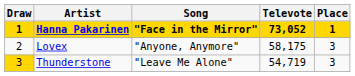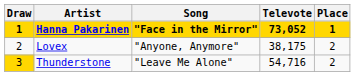(287, 46) 58,175 -> (287, 46) 38,175
(332, 46) 3 -> (332, 46) 2
(287, 63) 54,719 -> (287, 63) 54,716
(332, 63) 3 -> (332, 63) 2
